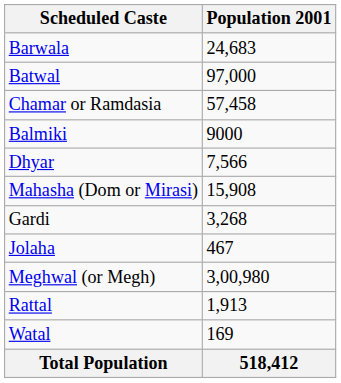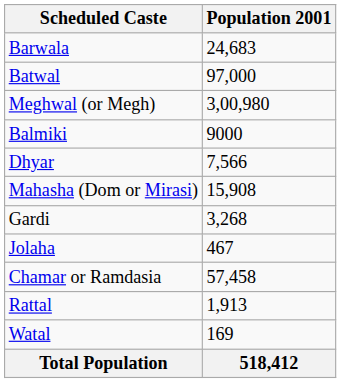rows swapped: (85, 104) <-> (82, 276)
